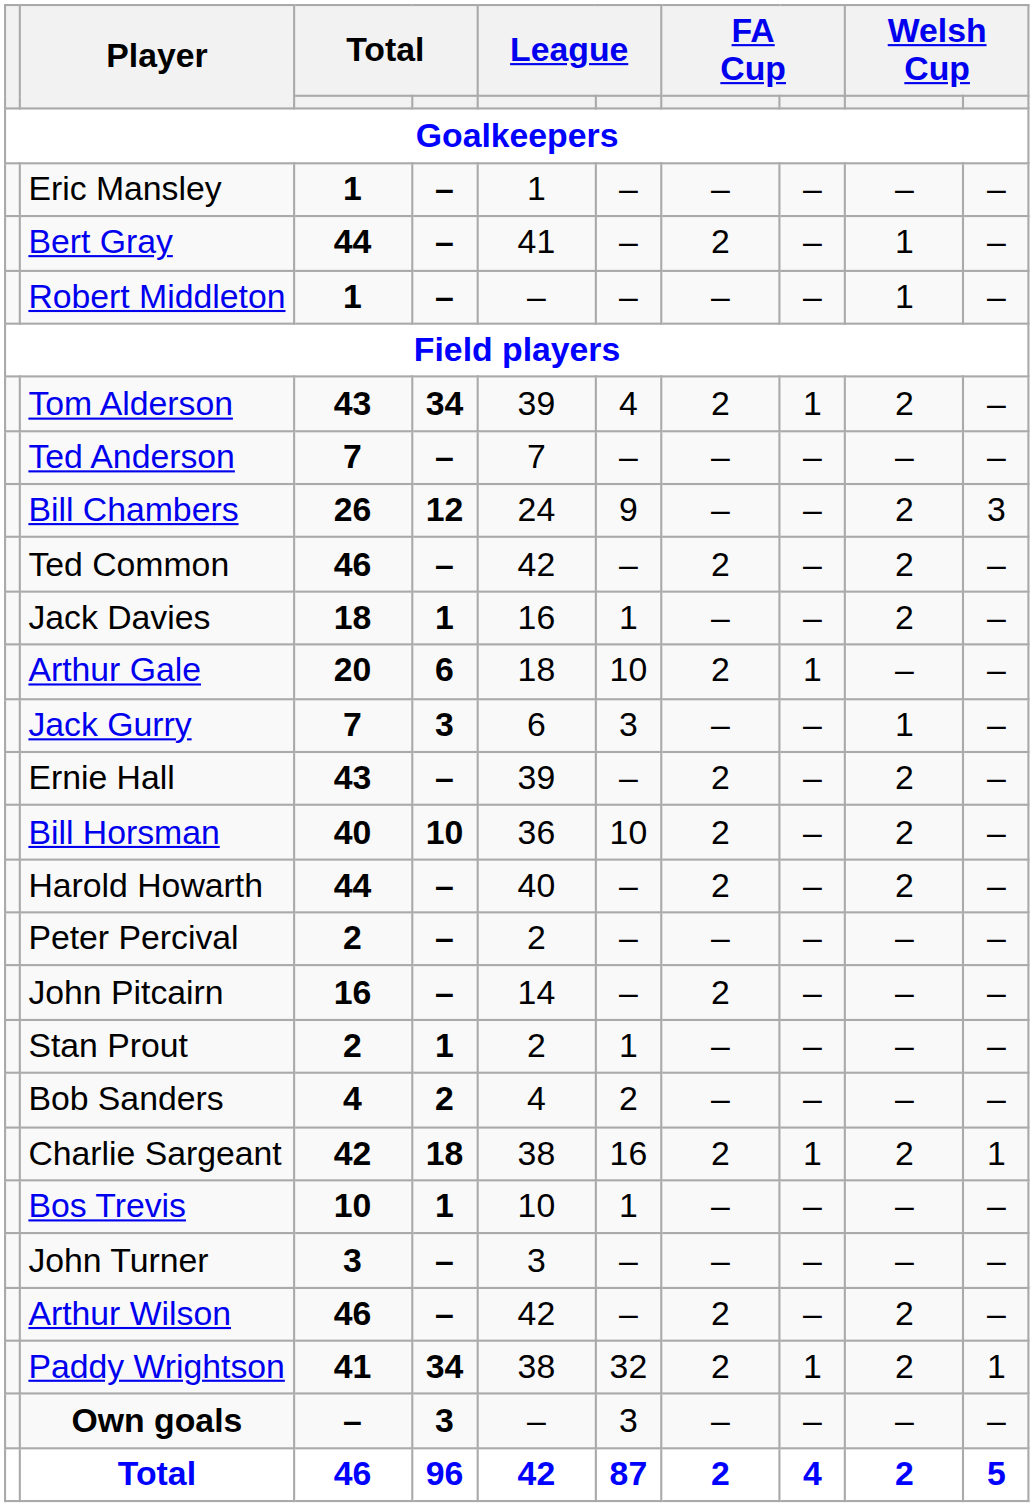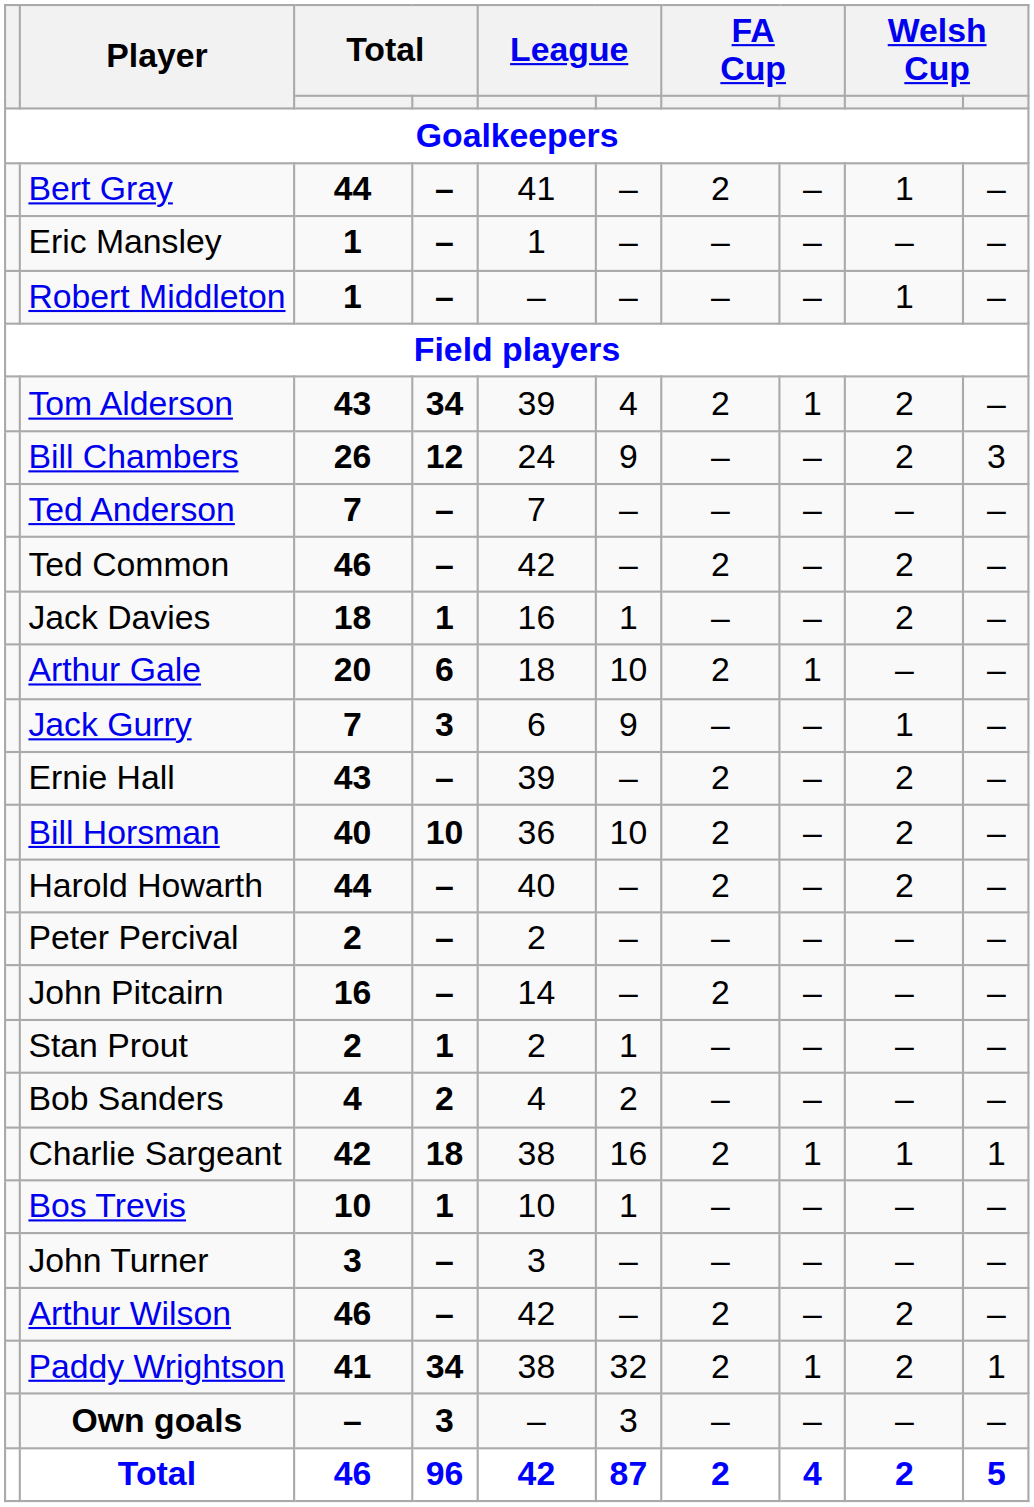rows swapped: (101, 242) <-> (125, 189)
rows swapped: (132, 456) <-> (133, 510)
(628, 724) 3 -> (628, 724) 9
(904, 1152) 2 -> (904, 1152) 1
